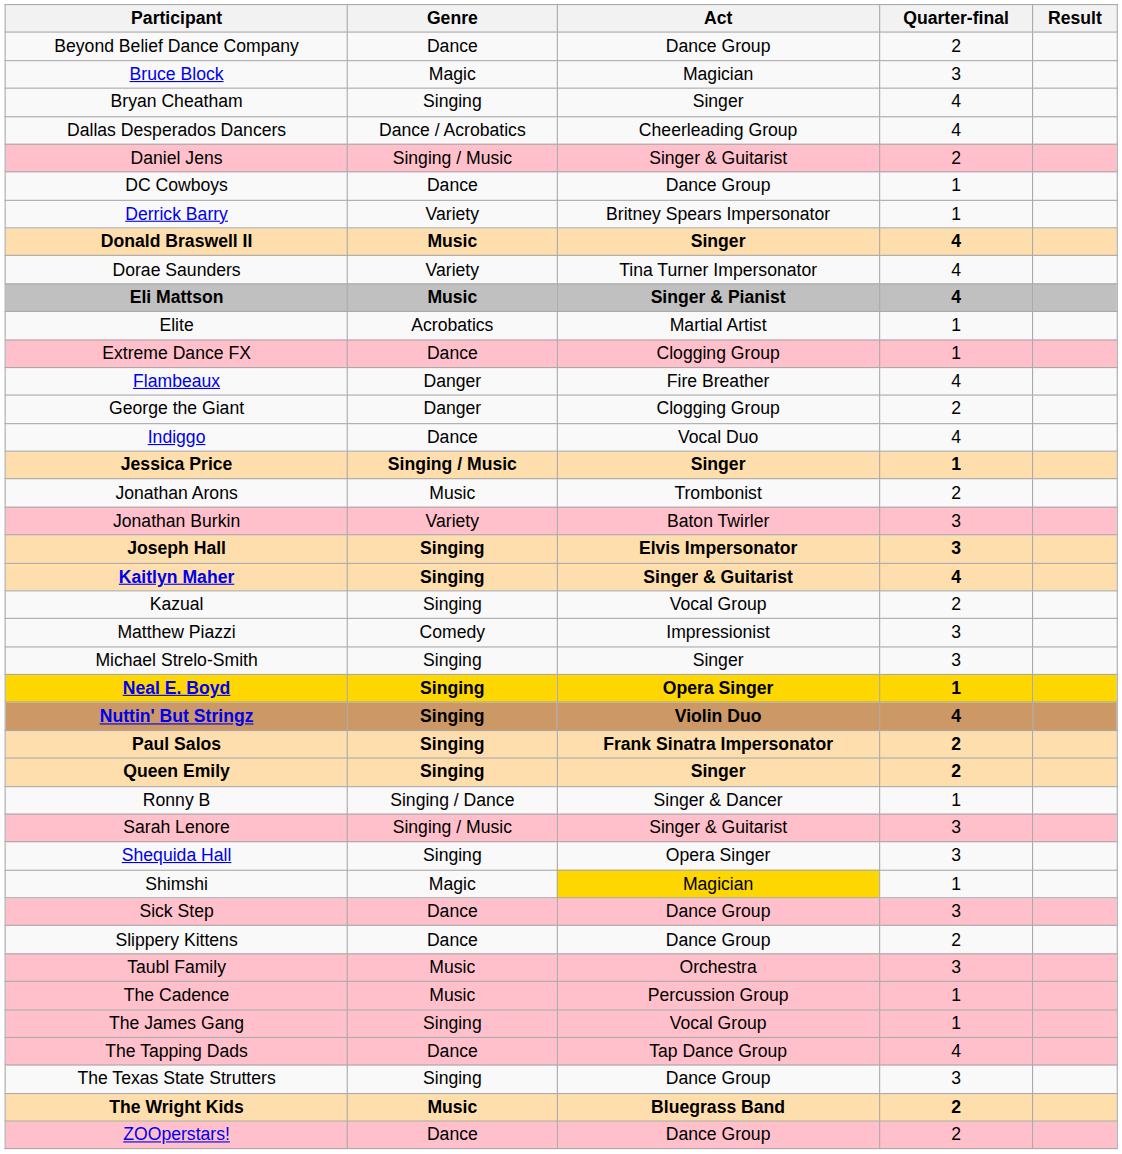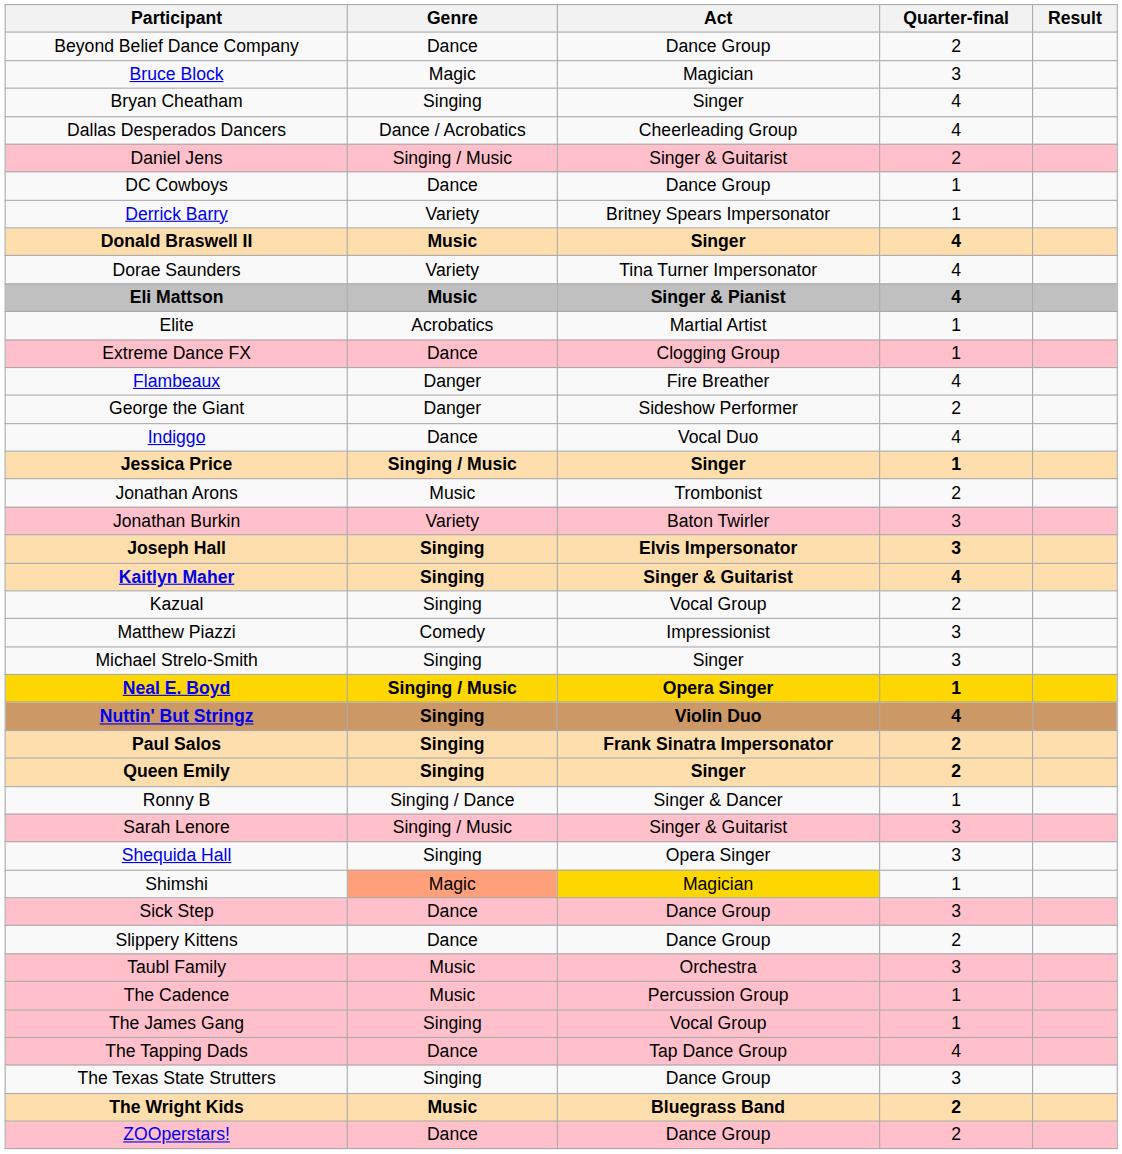(718, 409) Clogging Group -> (718, 409) Sideshow Performer
(452, 688) Singing -> (452, 688) Singing / Music
(452, 883) no background -> (452, 883) lightsalmon background
